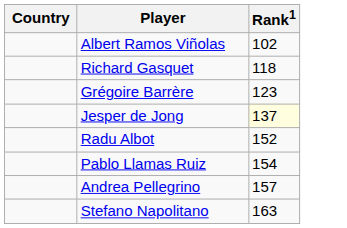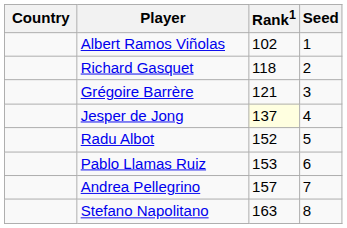+ column: (321, 18)
(265, 92) 123 -> (265, 92) 121
(265, 163) 154 -> (265, 163) 153
